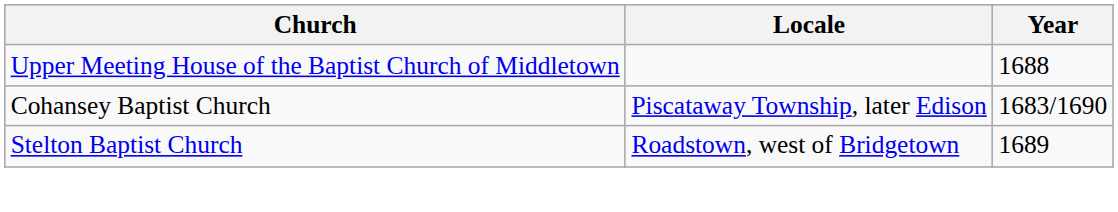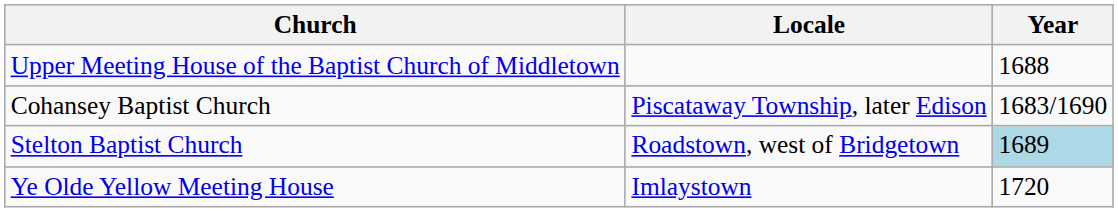(1024, 145) no background -> (1024, 145) lightblue background
+ row: (172, 186)
